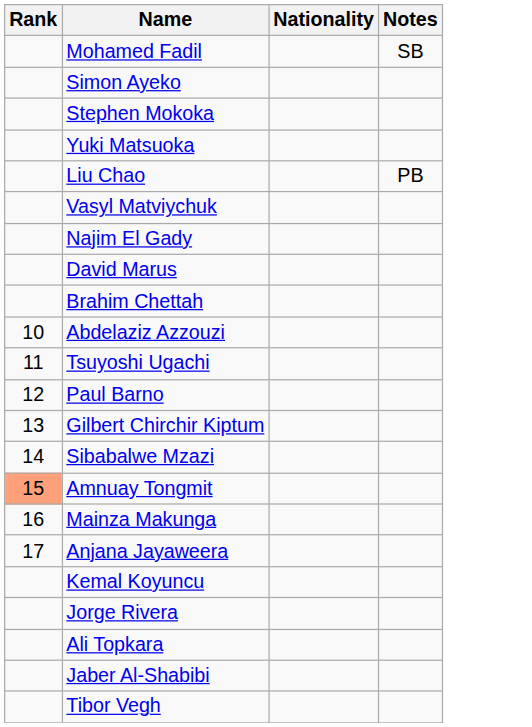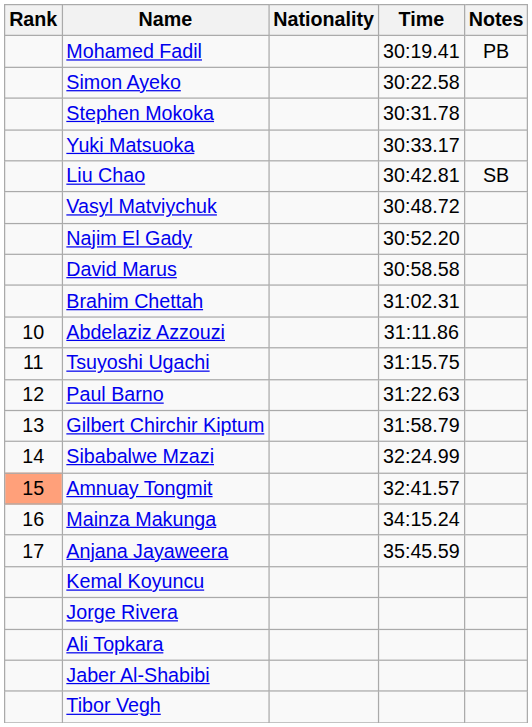+ column: (421, 20)
(410, 51) SB -> (496, 51) PB
(410, 176) PB -> (496, 176) SB
